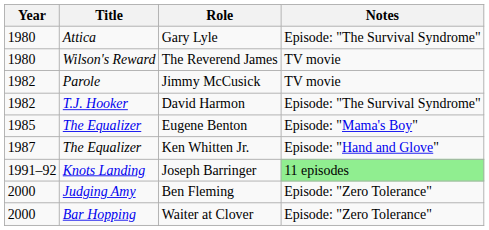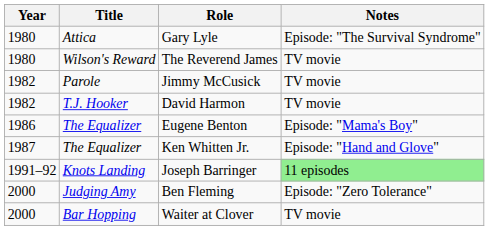(382, 103) Episode: "The Survival Syndrome" -> (312, 103) TV movie
(22, 125) 1985 -> (22, 125) 1986
(358, 214) Episode: "Zero Tolerance" -> (312, 214) TV movie
